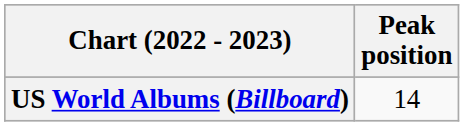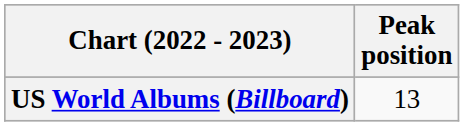(407, 98) 14 -> (407, 98) 13
